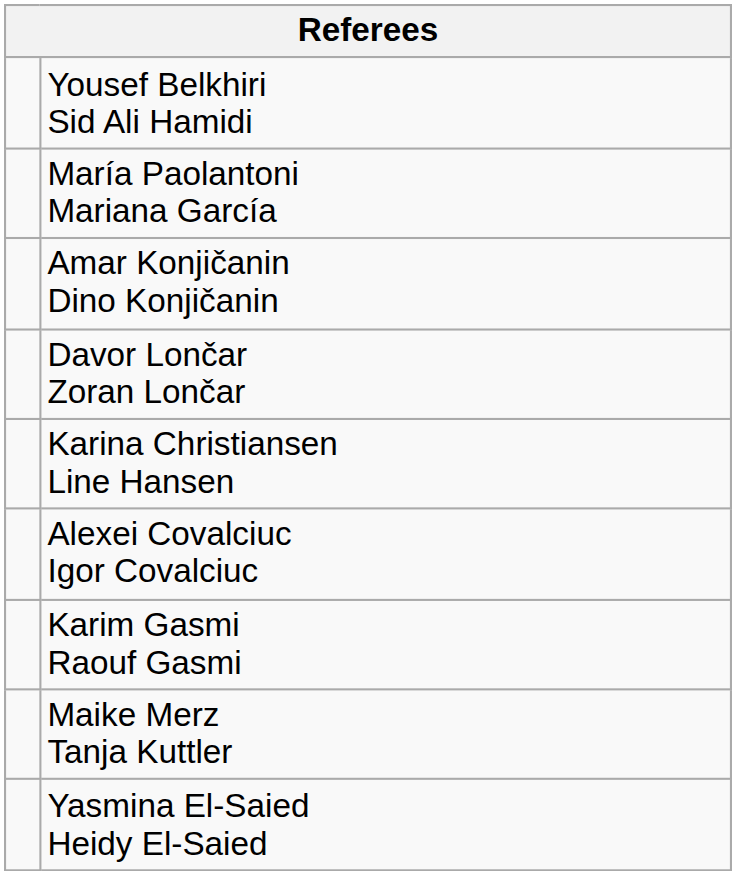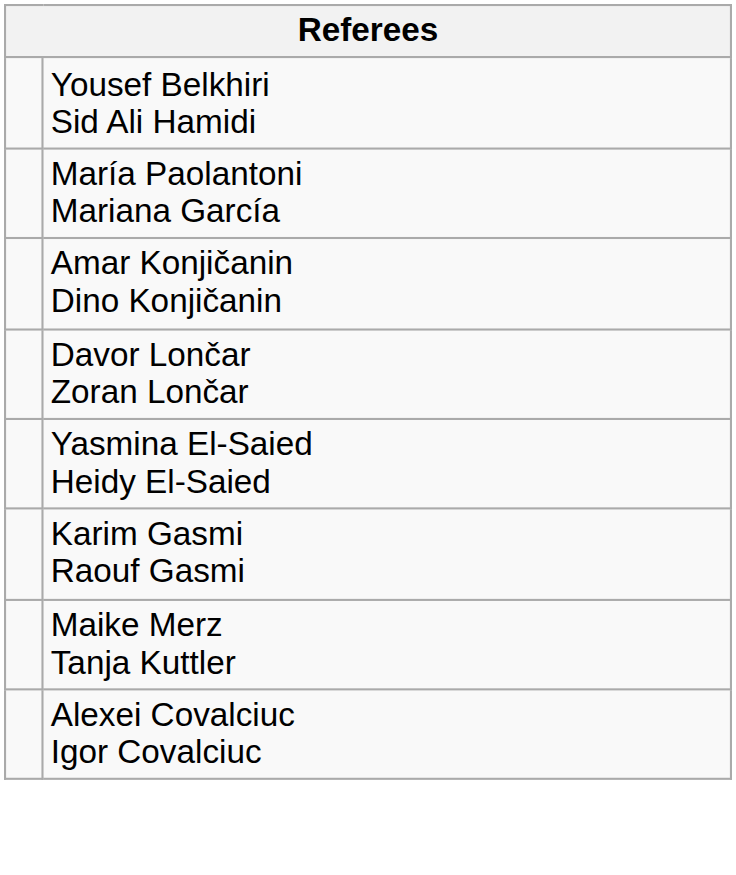- row: (193, 463)
rows swapped: (178, 824) <-> (169, 553)
